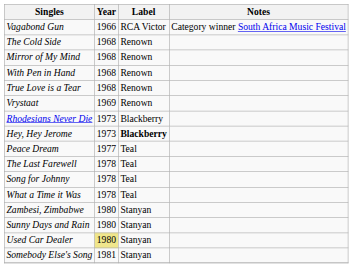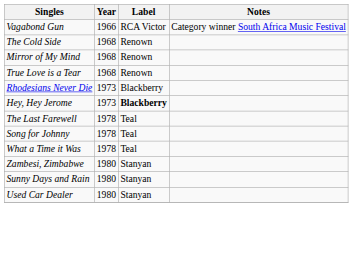- row: (41, 73)
- row: (22, 103)
- row: (33, 149)
(106, 240) khaki background -> (106, 194) no background
- row: (49, 255)
